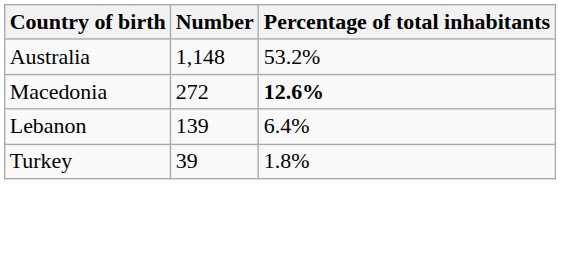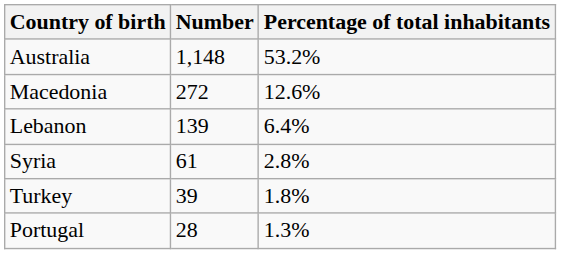(294, 91) bold -> (292, 91) normal
+ row: (33, 160)
+ row: (47, 230)
